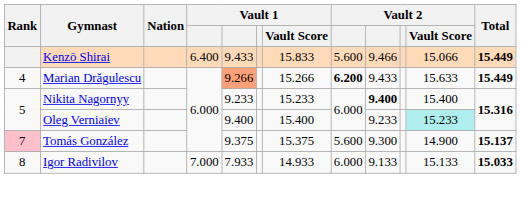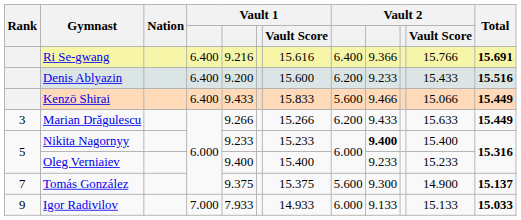+ row: (76, 57)
+ row: (83, 78)
(22, 78) 4 -> (22, 120) 3
(239, 78) lightsalmon background -> (239, 120) no background
(348, 78) bold -> (348, 120) normal
(440, 120) paleturquoise background -> (440, 162) no background
(22, 141) pink background -> (22, 183) no background
(22, 162) 8 -> (22, 204) 9
